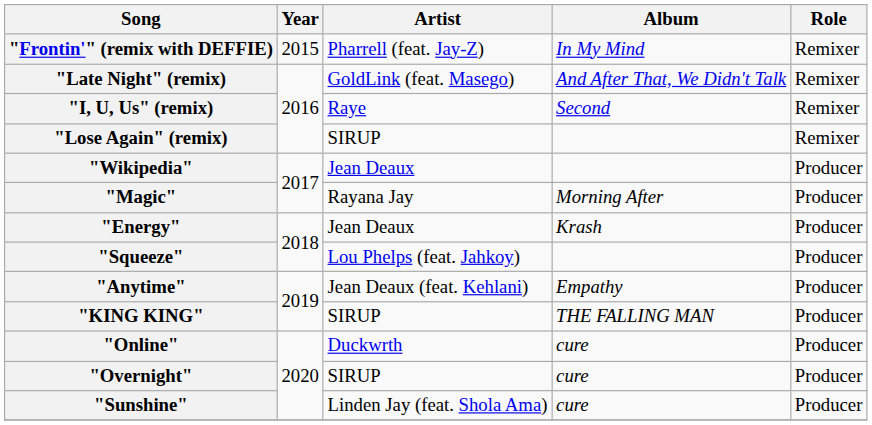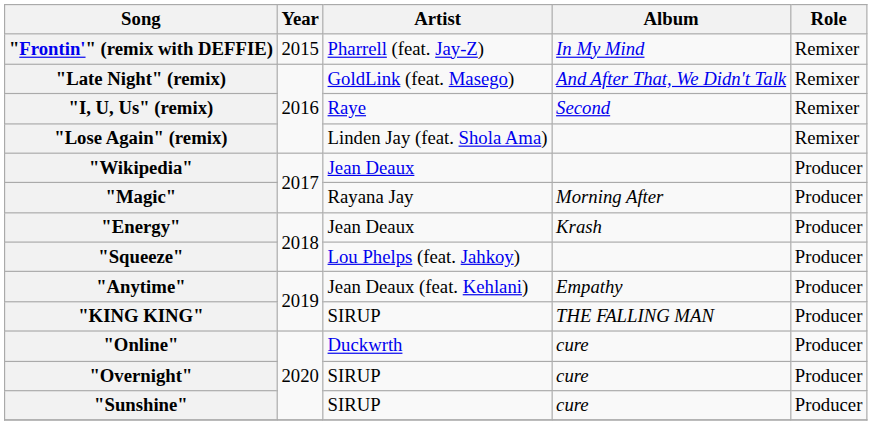(354, 138) SIRUP -> (438, 138) Linden Jay (feat. Shola Ama)
(438, 405) Linden Jay (feat. Shola Ama) -> (354, 405) SIRUP
